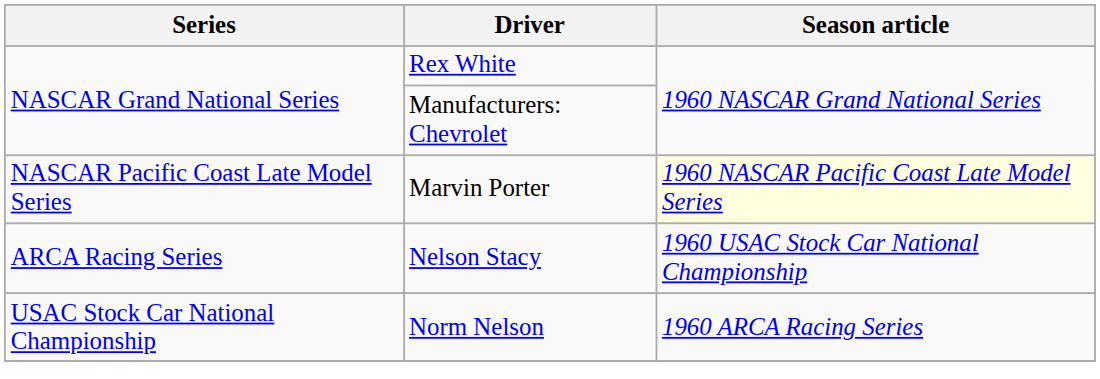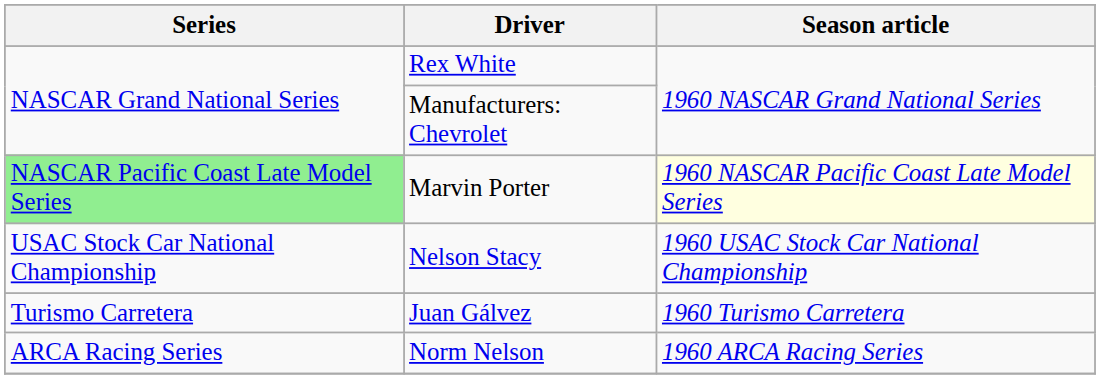(191, 188) no background -> (191, 188) lightgreen background
(117, 257) ARCA Racing Series -> (142, 257) USAC Stock Car National Championship
+ row: (470, 312)
(142, 326) USAC Stock Car National Championship -> (117, 352) ARCA Racing Series
